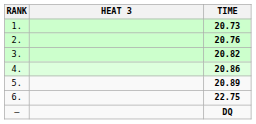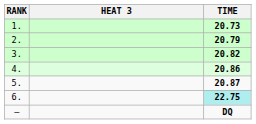(227, 40) 20.76 -> (227, 40) 20.79
(227, 83) 20.89 -> (227, 83) 20.87
(227, 97) no background -> (227, 97) paleturquoise background
